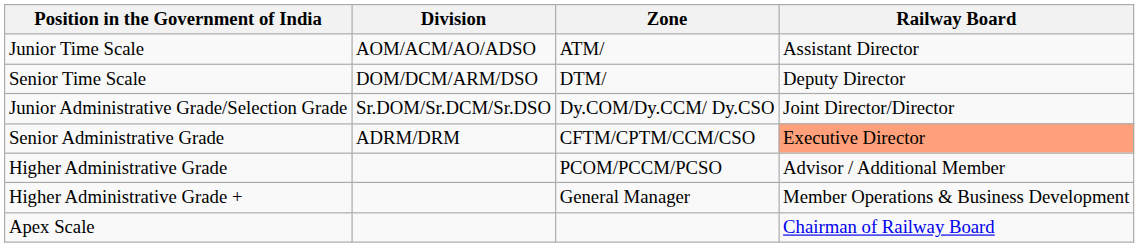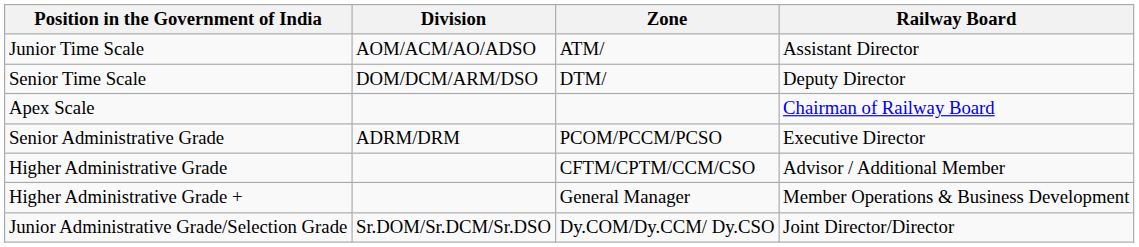rows swapped: (178, 108) <-> (52, 227)
(657, 138) CFTM/CPTM/CCM/CSO -> (641, 138) PCOM/PCCM/PCSO
(854, 138) lightsalmon background -> (854, 138) no background
(641, 167) PCOM/PCCM/PCSO -> (657, 167) CFTM/CPTM/CCM/CSO
